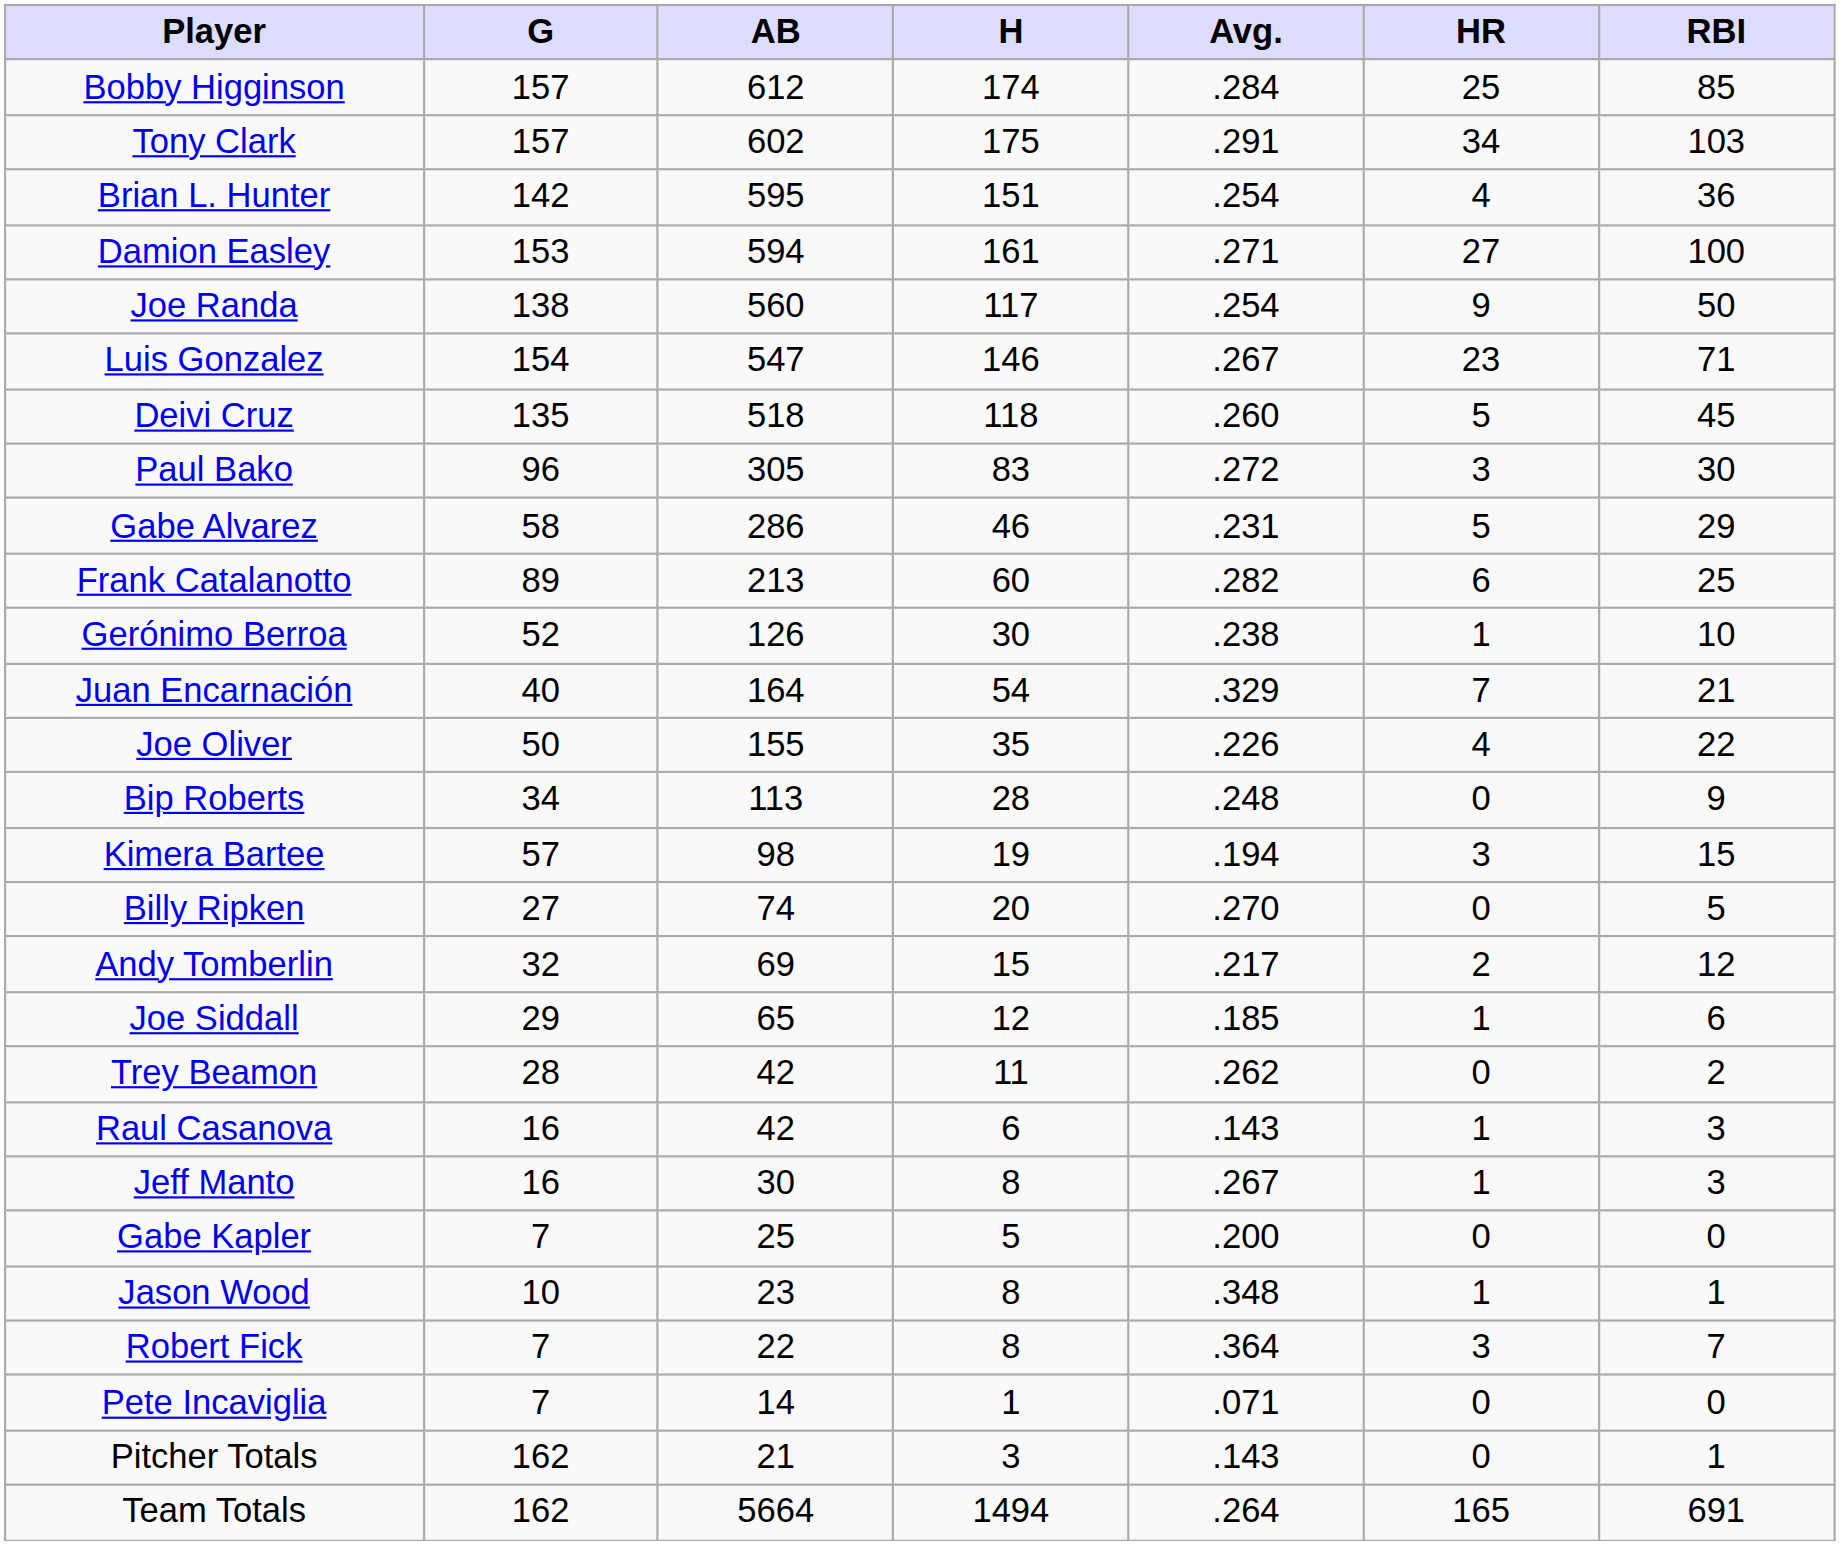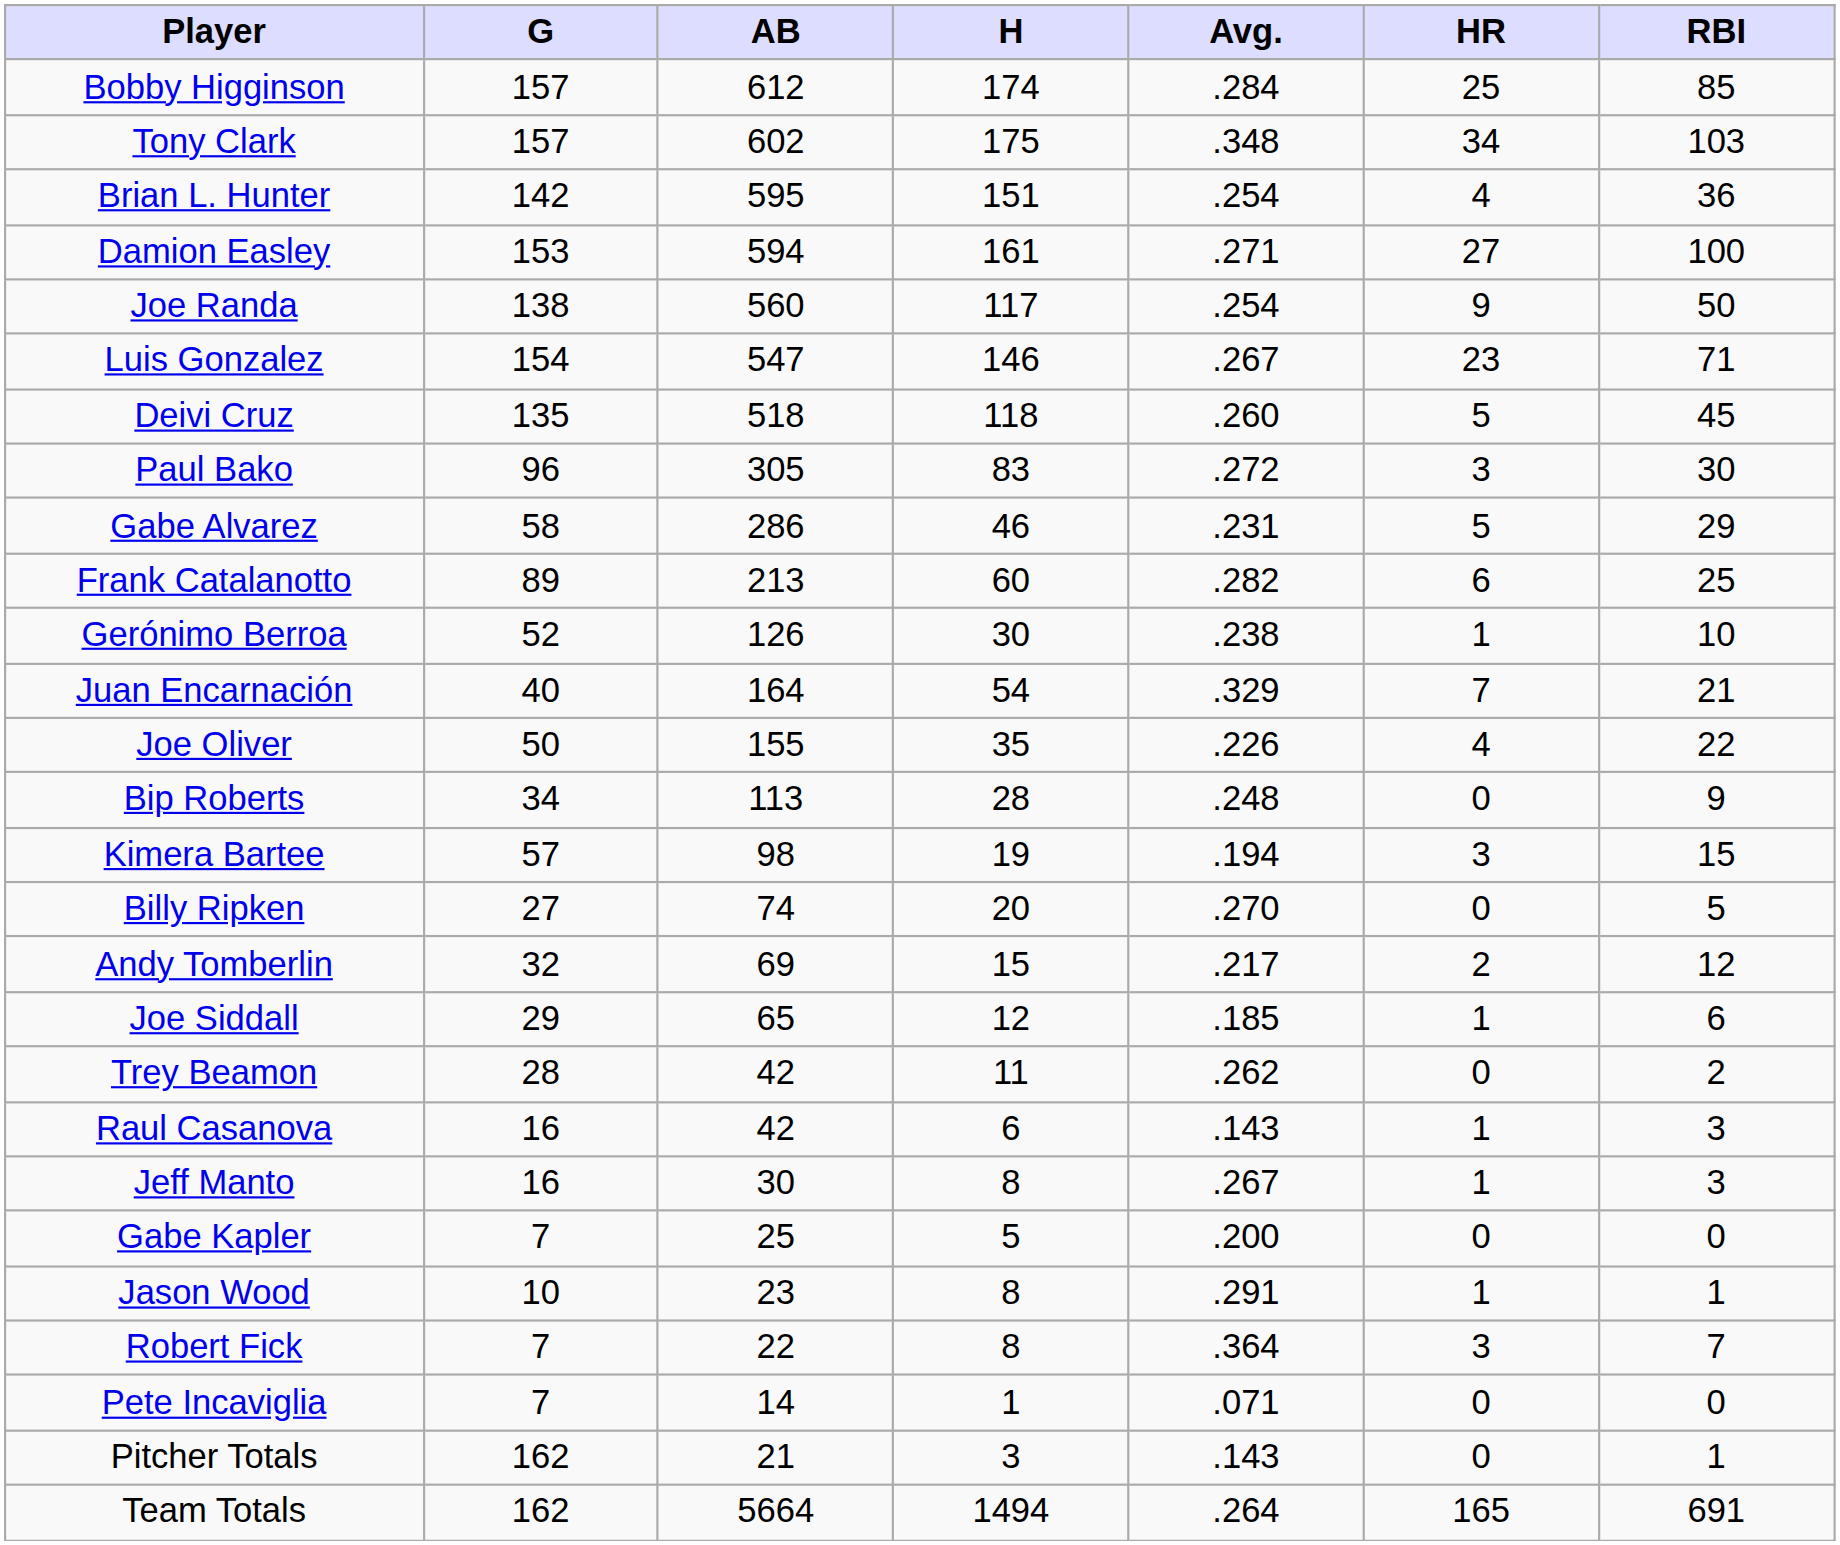(1246, 141) .291 -> (1246, 141) .348
(1246, 1292) .348 -> (1246, 1292) .291
